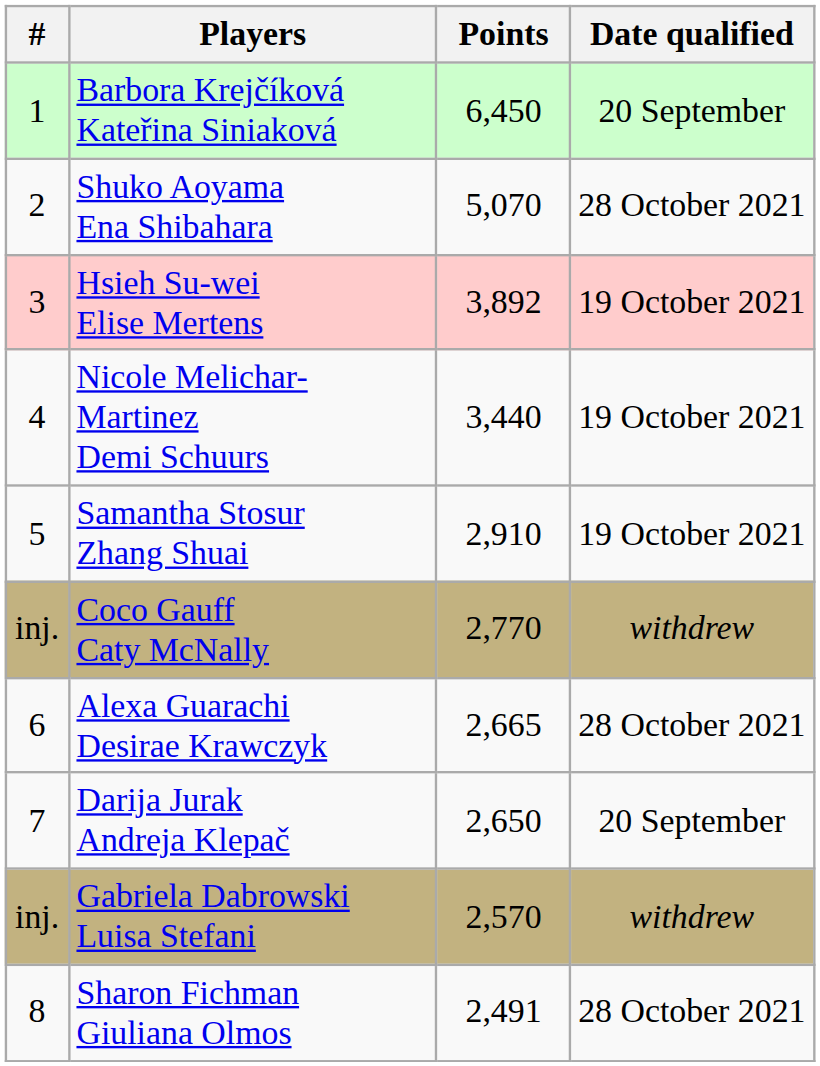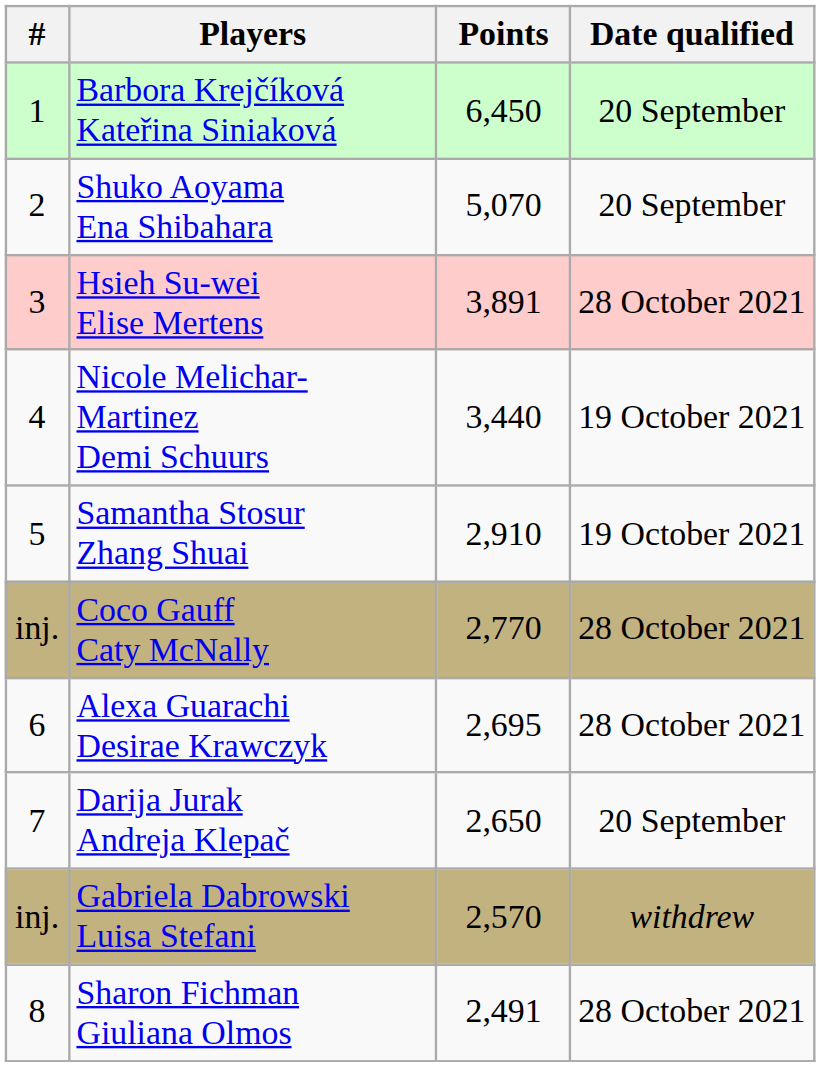(692, 205) 28 October 2021 -> (692, 205) 20 September
(504, 301) 3,892 -> (504, 301) 3,891
(692, 301) 19 October 2021 -> (692, 301) 28 October 2021
(692, 628) withdrew -> (692, 628) 28 October 2021
(504, 724) 2,665 -> (504, 724) 2,695
